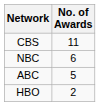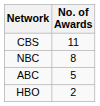(73, 59) 6 -> (73, 59) 8
